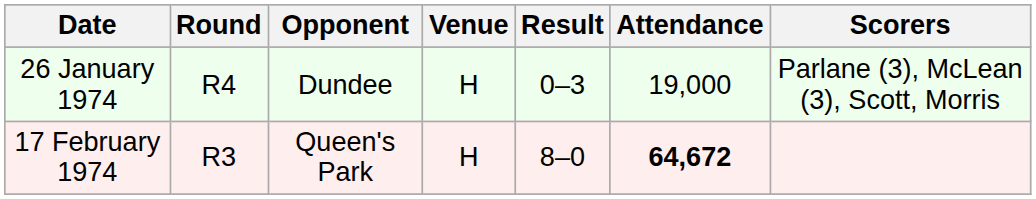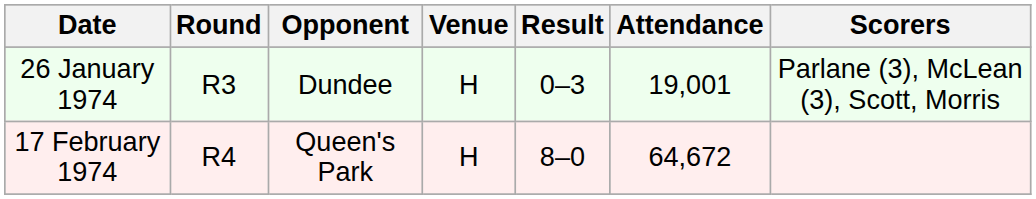(219, 84) R4 -> (219, 84) R3
(690, 84) 19,000 -> (690, 84) 19,001
(219, 157) R3 -> (219, 157) R4
(690, 157) bold -> (690, 157) normal
